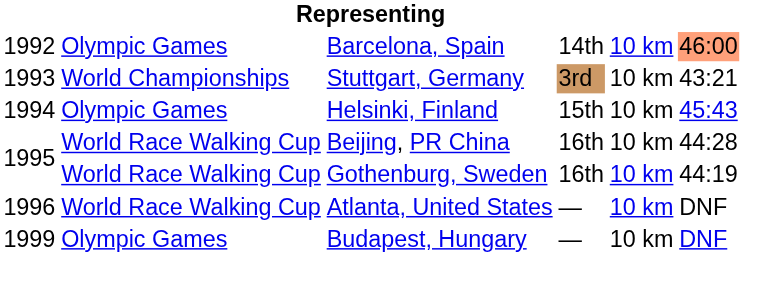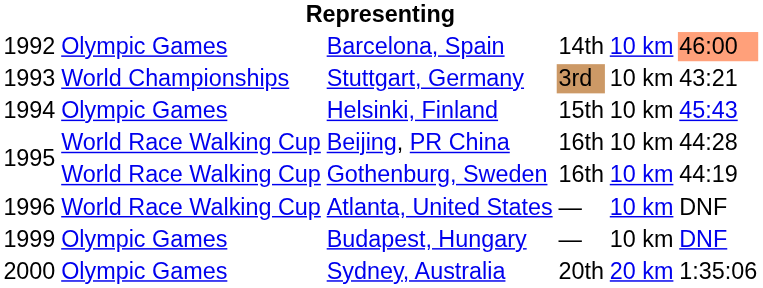+ row: (416, 271)
